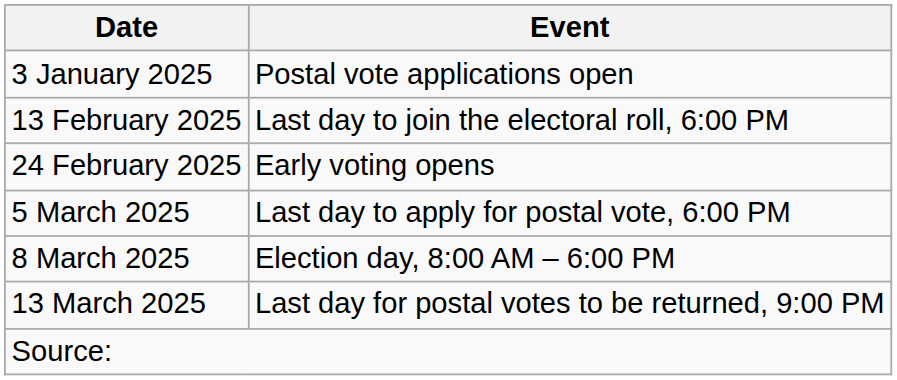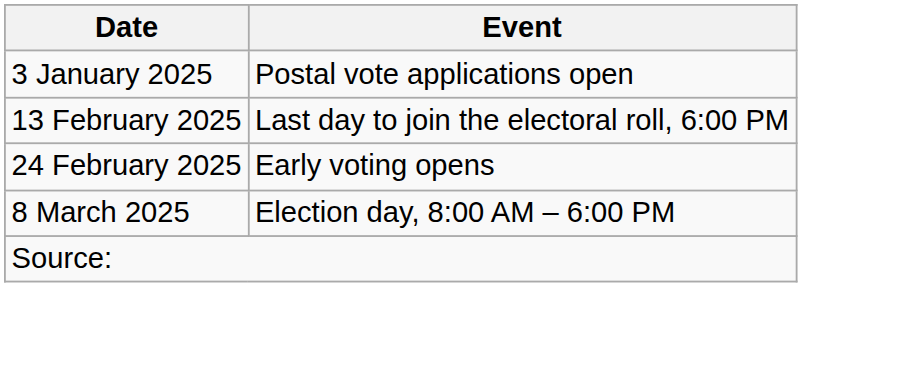- row: (101, 212)
- row: (109, 304)
